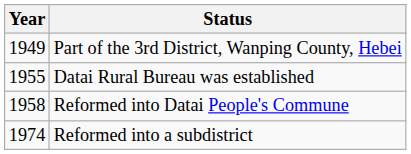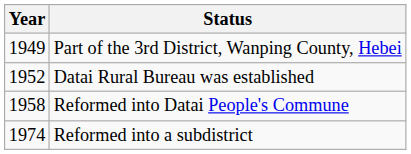(27, 76) 1955 -> (27, 76) 1952
